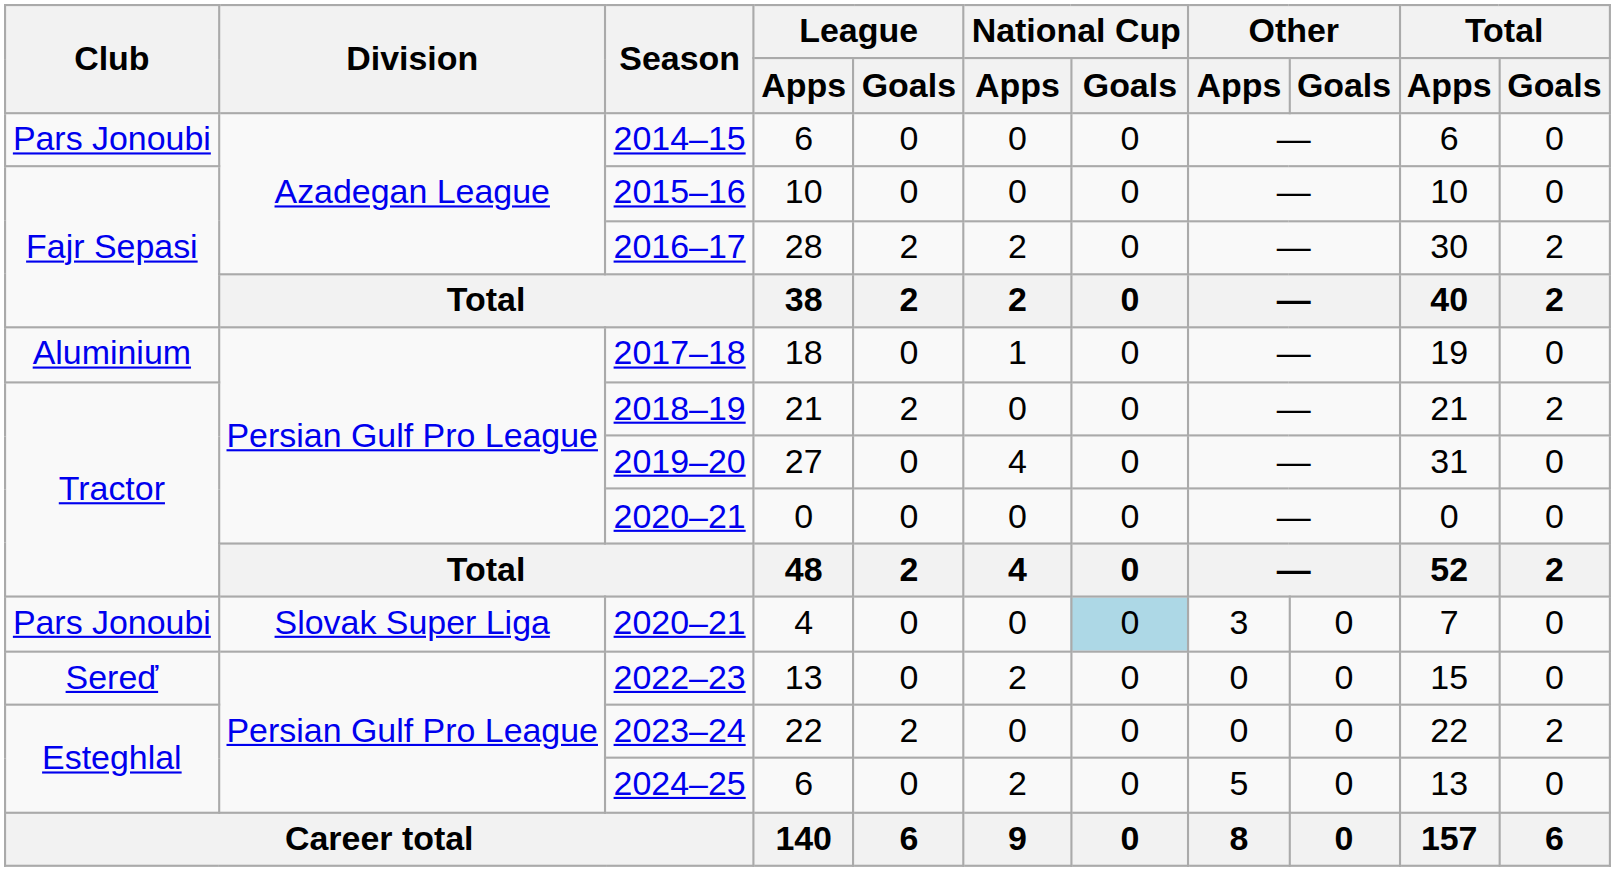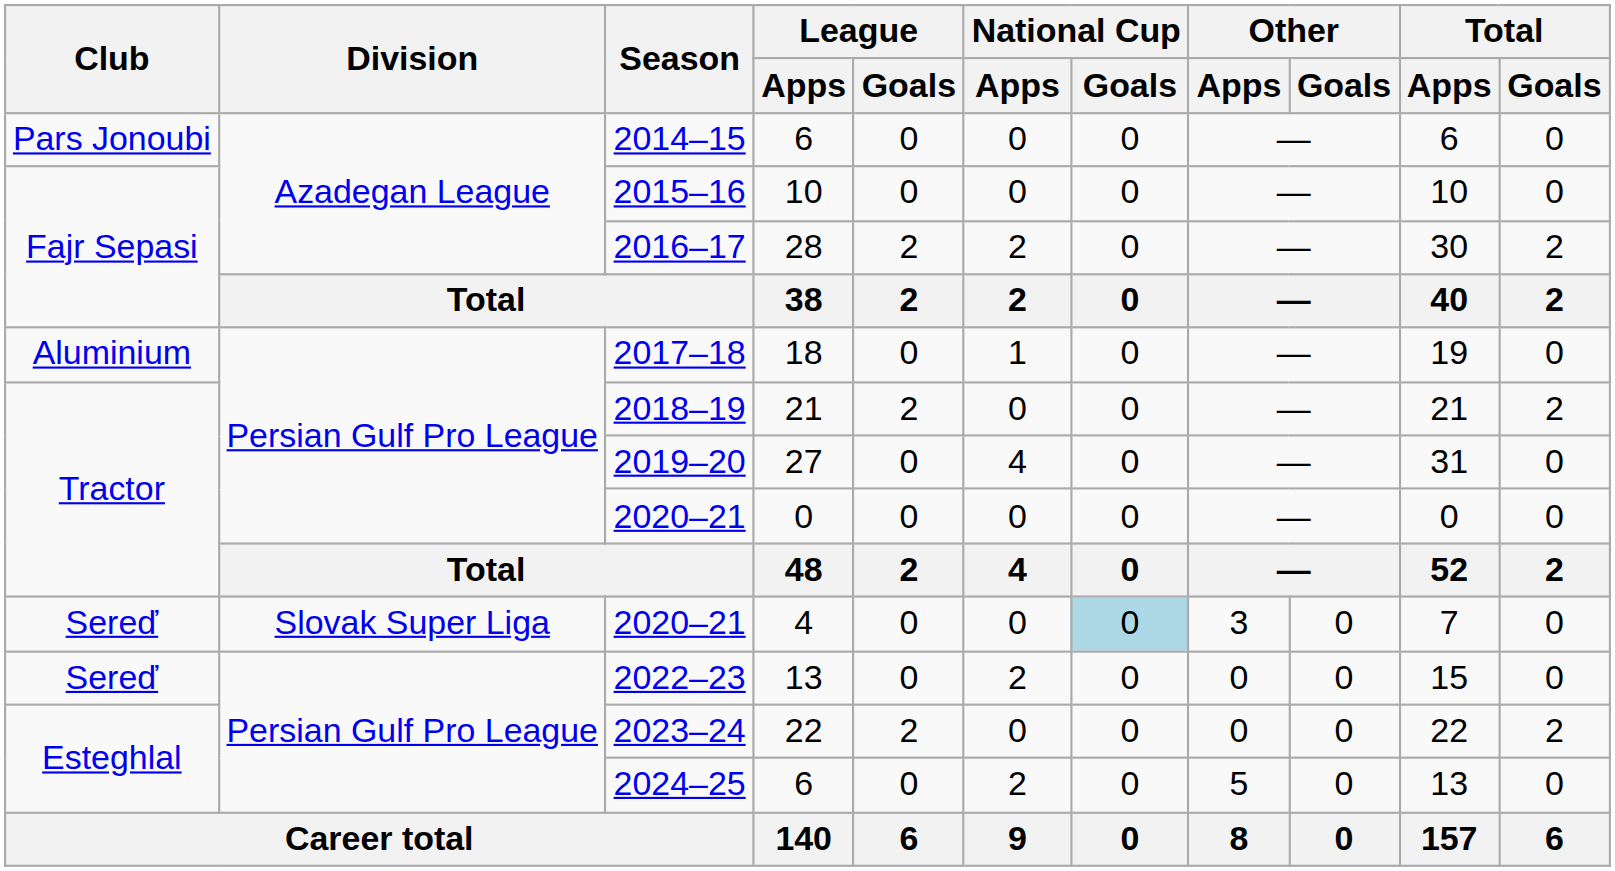(112, 623) Pars Jonoubi -> (112, 623) Sereď
